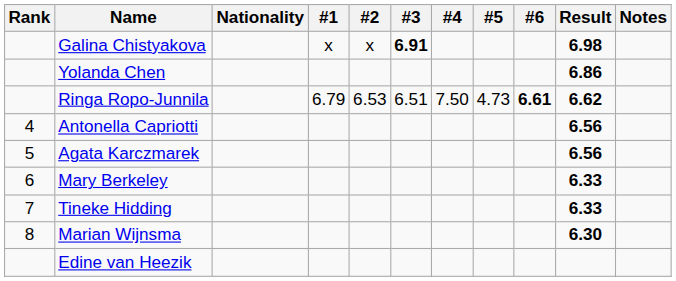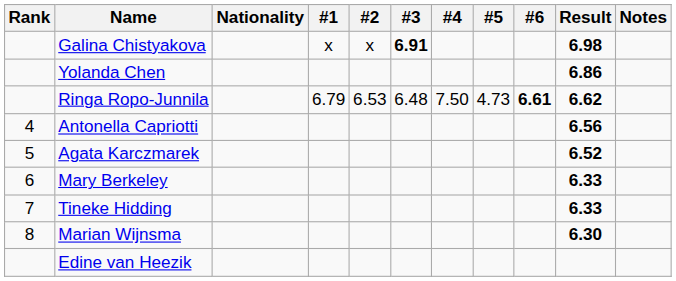(411, 99) 6.51 -> (411, 99) 6.48
(585, 153) 6.56 -> (585, 153) 6.52
